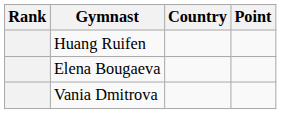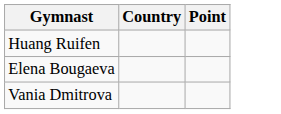- column: (27, 17)
